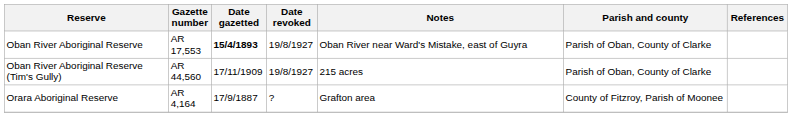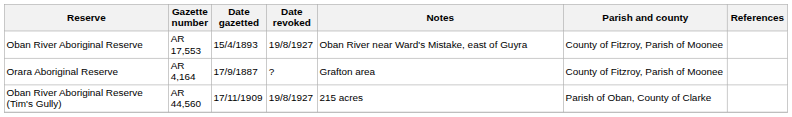(236, 44) bold -> (236, 44) normal
(638, 44) Parish of Oban, County of Clarke -> (644, 44) County of Fitzroy, Parish of Moonee
rows swapped: (75, 71) <-> (62, 98)
